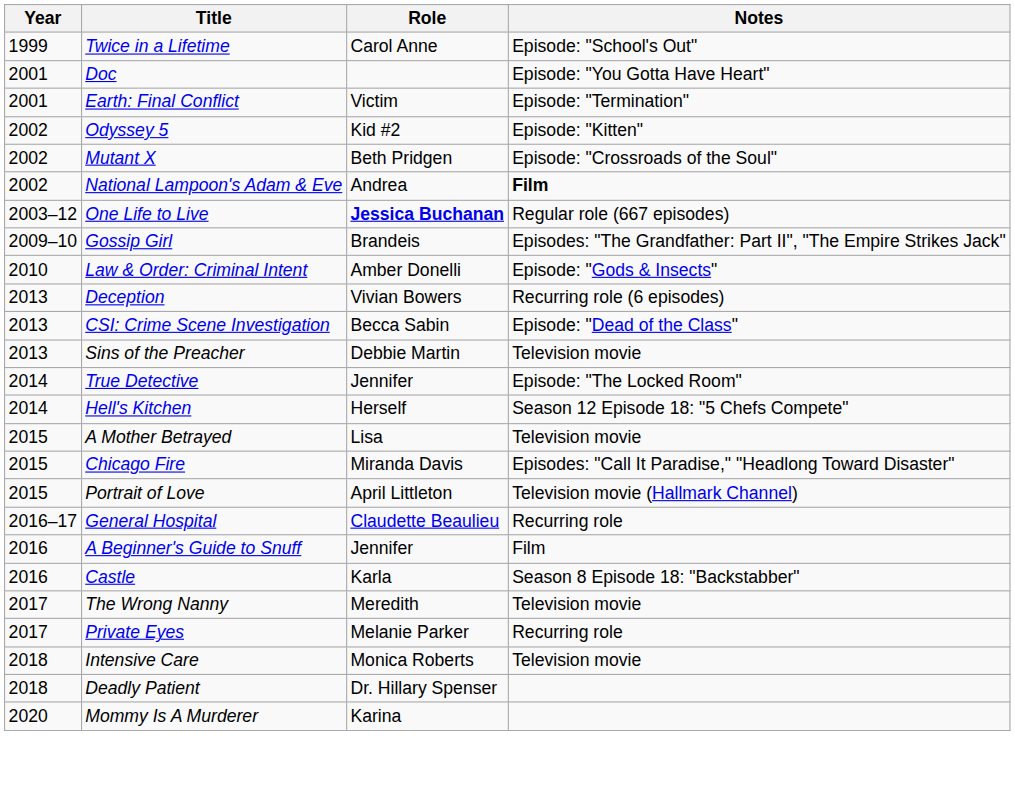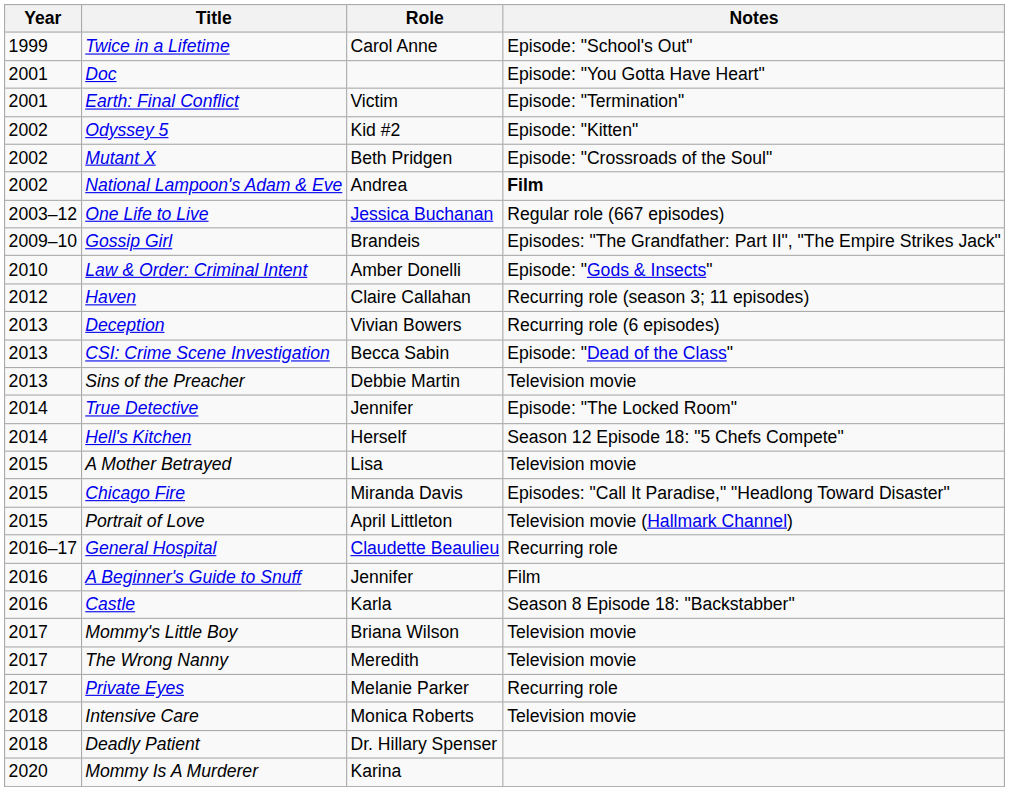(427, 213) bold -> (422, 213) normal
+ row: (111, 297)
+ row: (161, 632)
